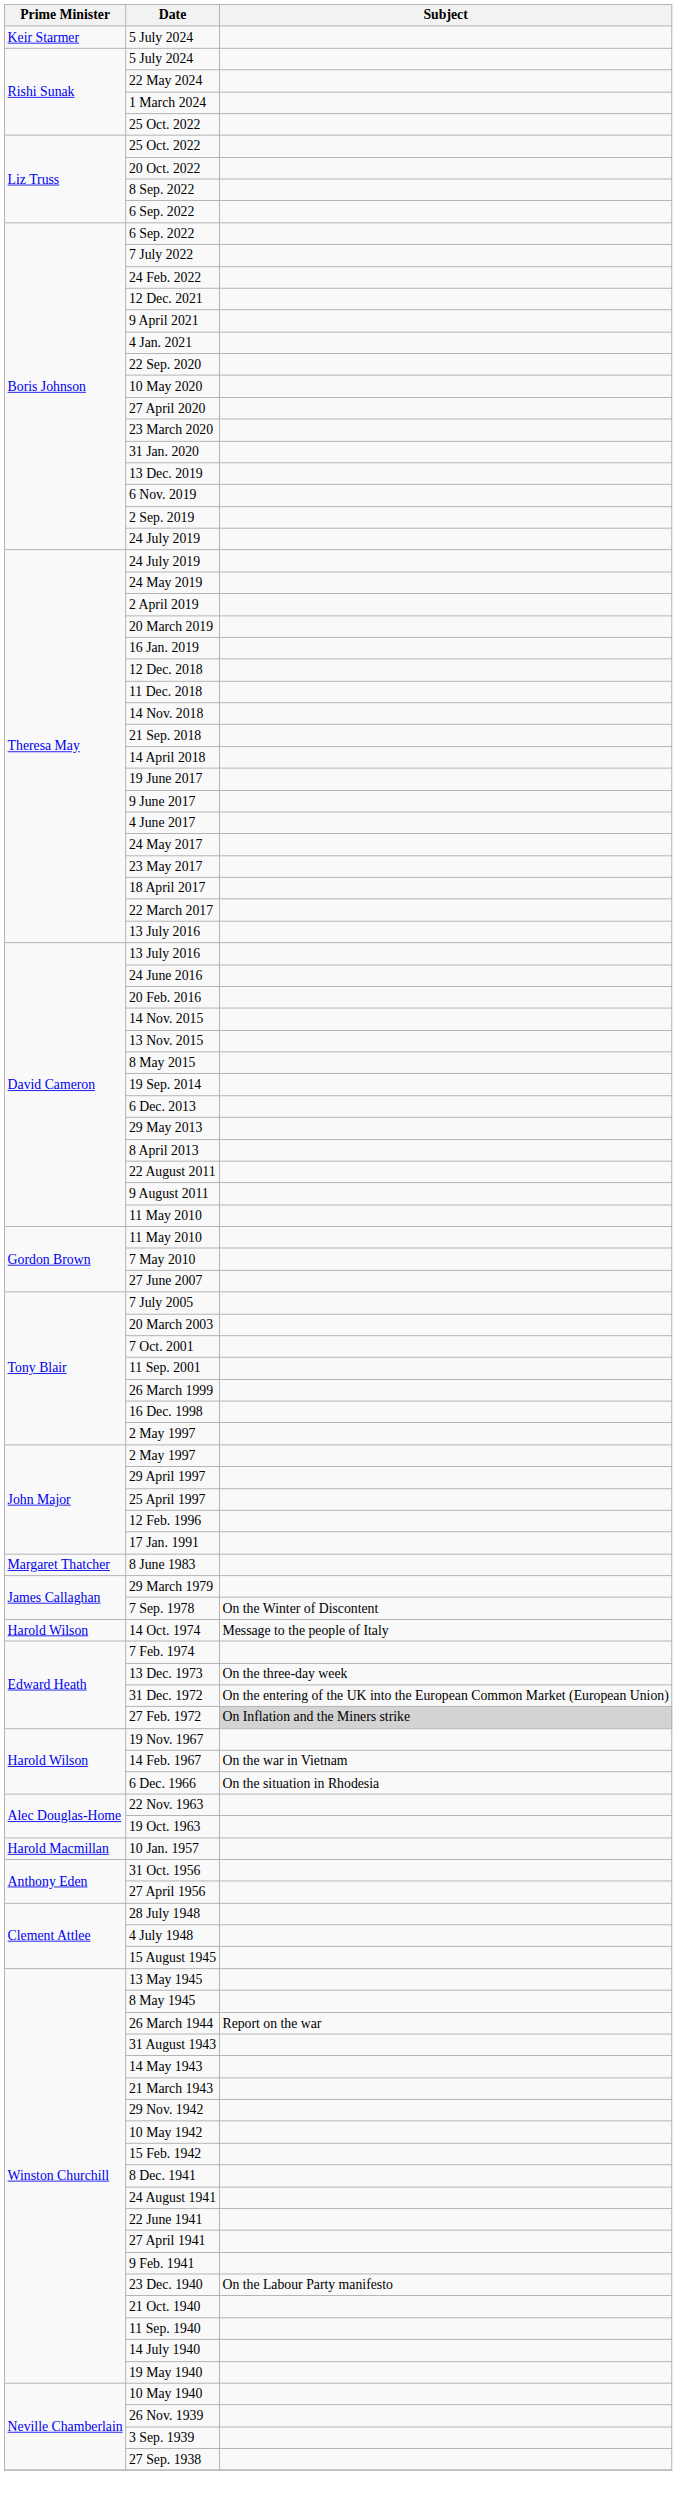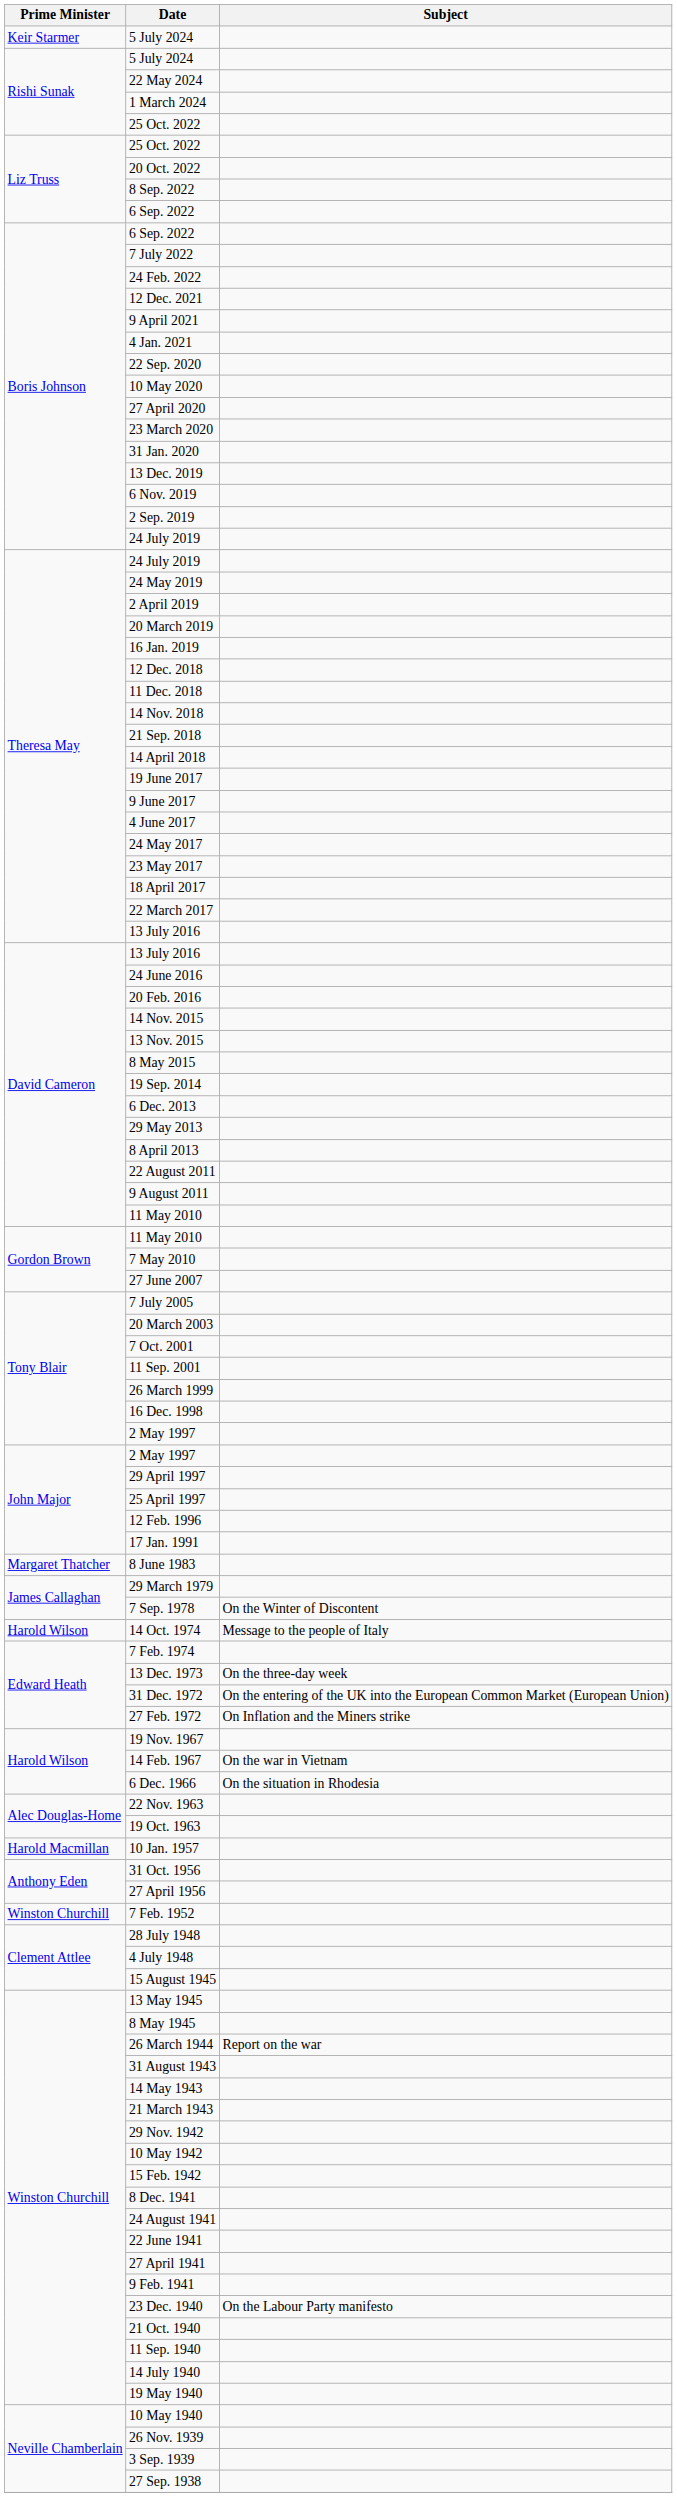(316, 1717) lightgrey background -> (316, 1717) no background
+ row: (58, 1913)
